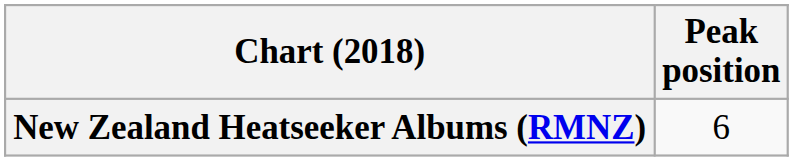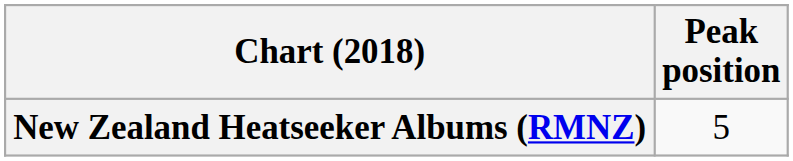(721, 126) 6 -> (721, 126) 5
